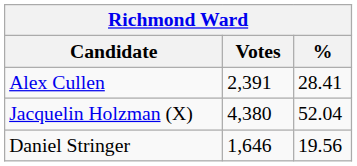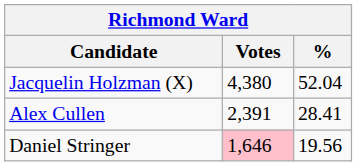rows swapped: (101, 113) <-> (57, 82)
(249, 144) no background -> (249, 144) pink background
